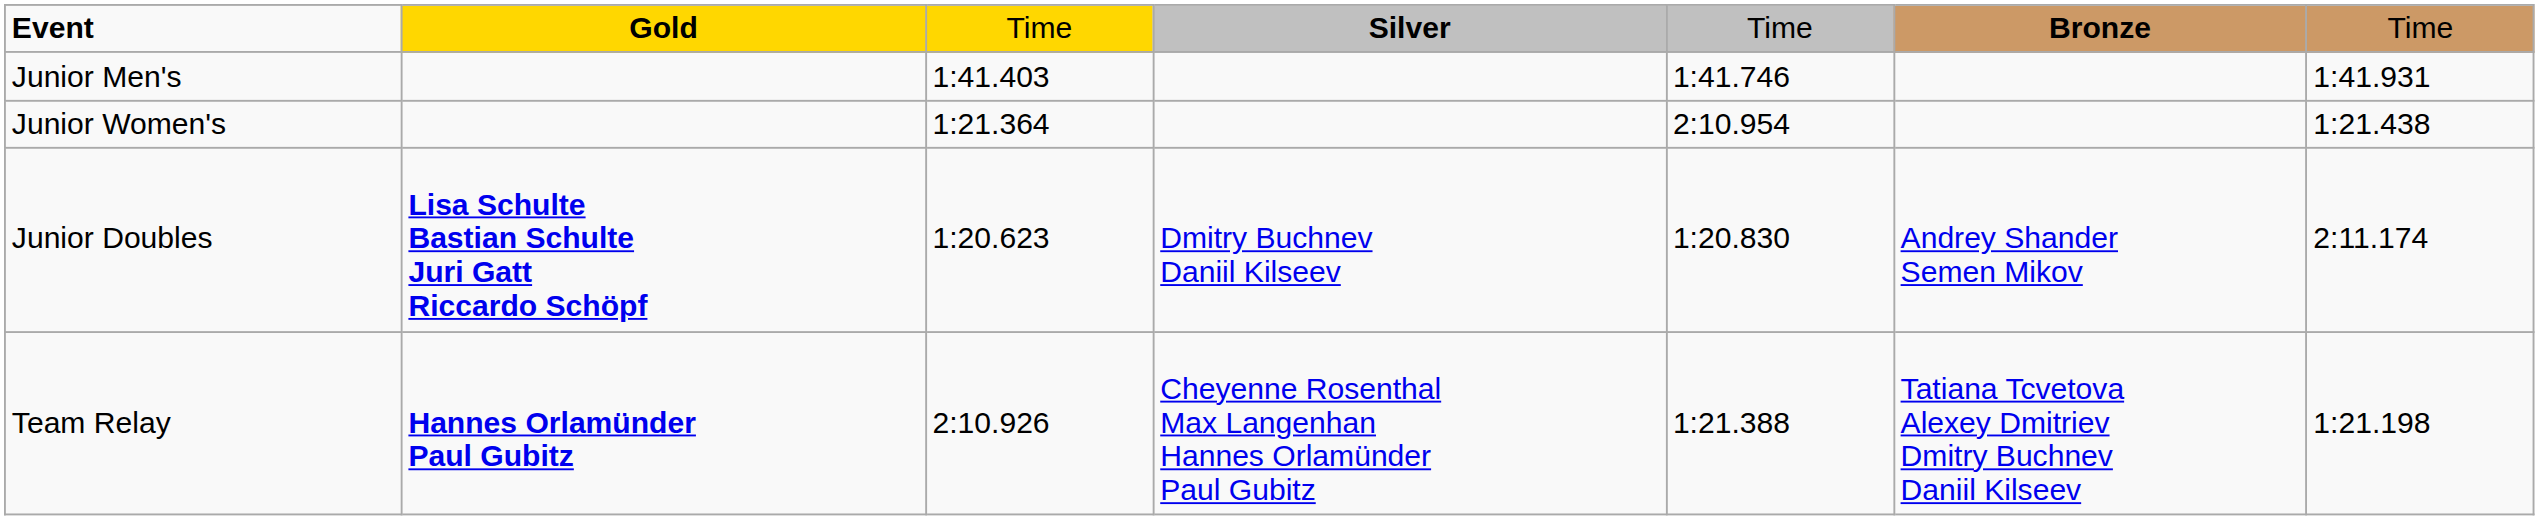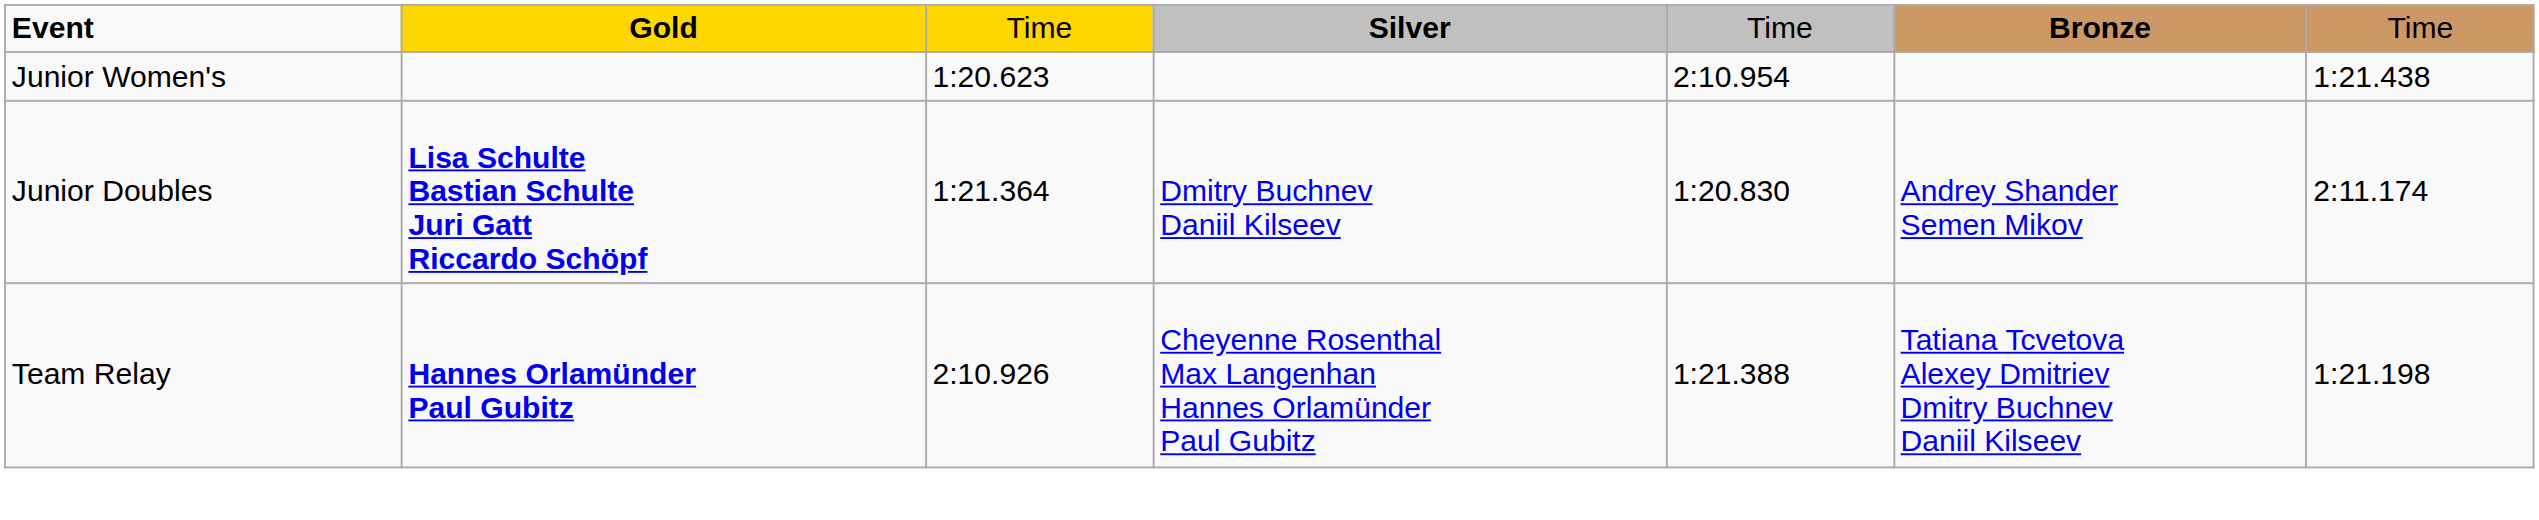- row: (97, 76)
(991, 123) 1:21.364 -> (991, 76) 1:20.623
(991, 239) 1:20.623 -> (991, 191) 1:21.364
